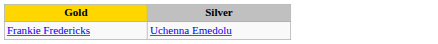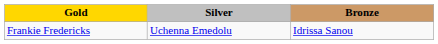+ column: (362, 13)
